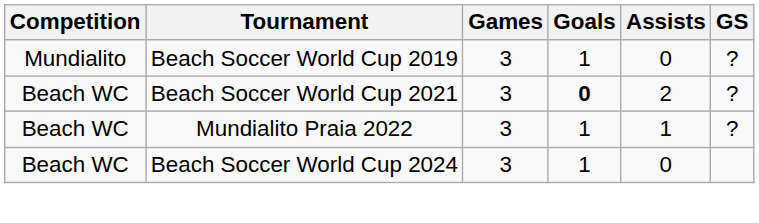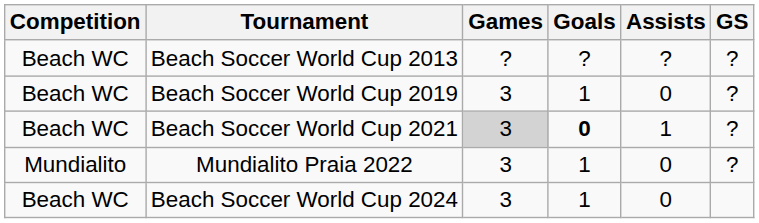+ row: (304, 57)
(75, 57) Mundialito -> (75, 93) Beach WC
(506, 93) no background -> (506, 128) lightgrey background
(666, 93) 2 -> (666, 128) 1
(75, 128) Beach WC -> (75, 164) Mundialito
(666, 128) 1 -> (666, 164) 0
